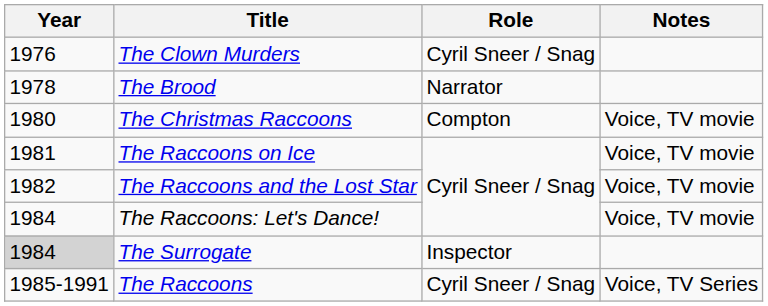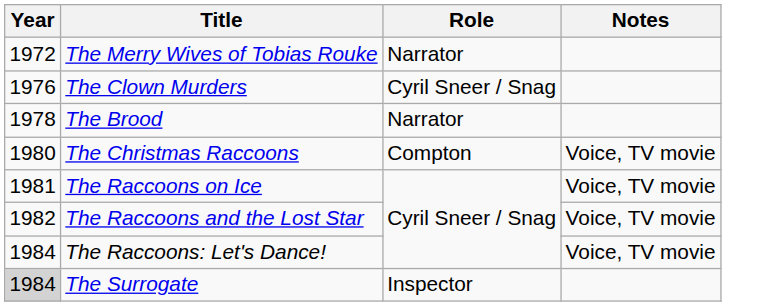+ row: (221, 53)
- row: (186, 284)
